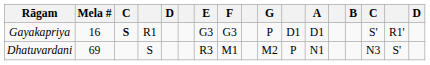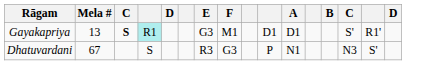- column: (270, 13)
(95, 32) 16 -> (95, 32) 13
(150, 32) no background -> (150, 32) paleturquoise background
(230, 32) G3 -> (230, 32) M1
(95, 50) 69 -> (95, 50) 67
(230, 50) M1 -> (230, 50) G3
